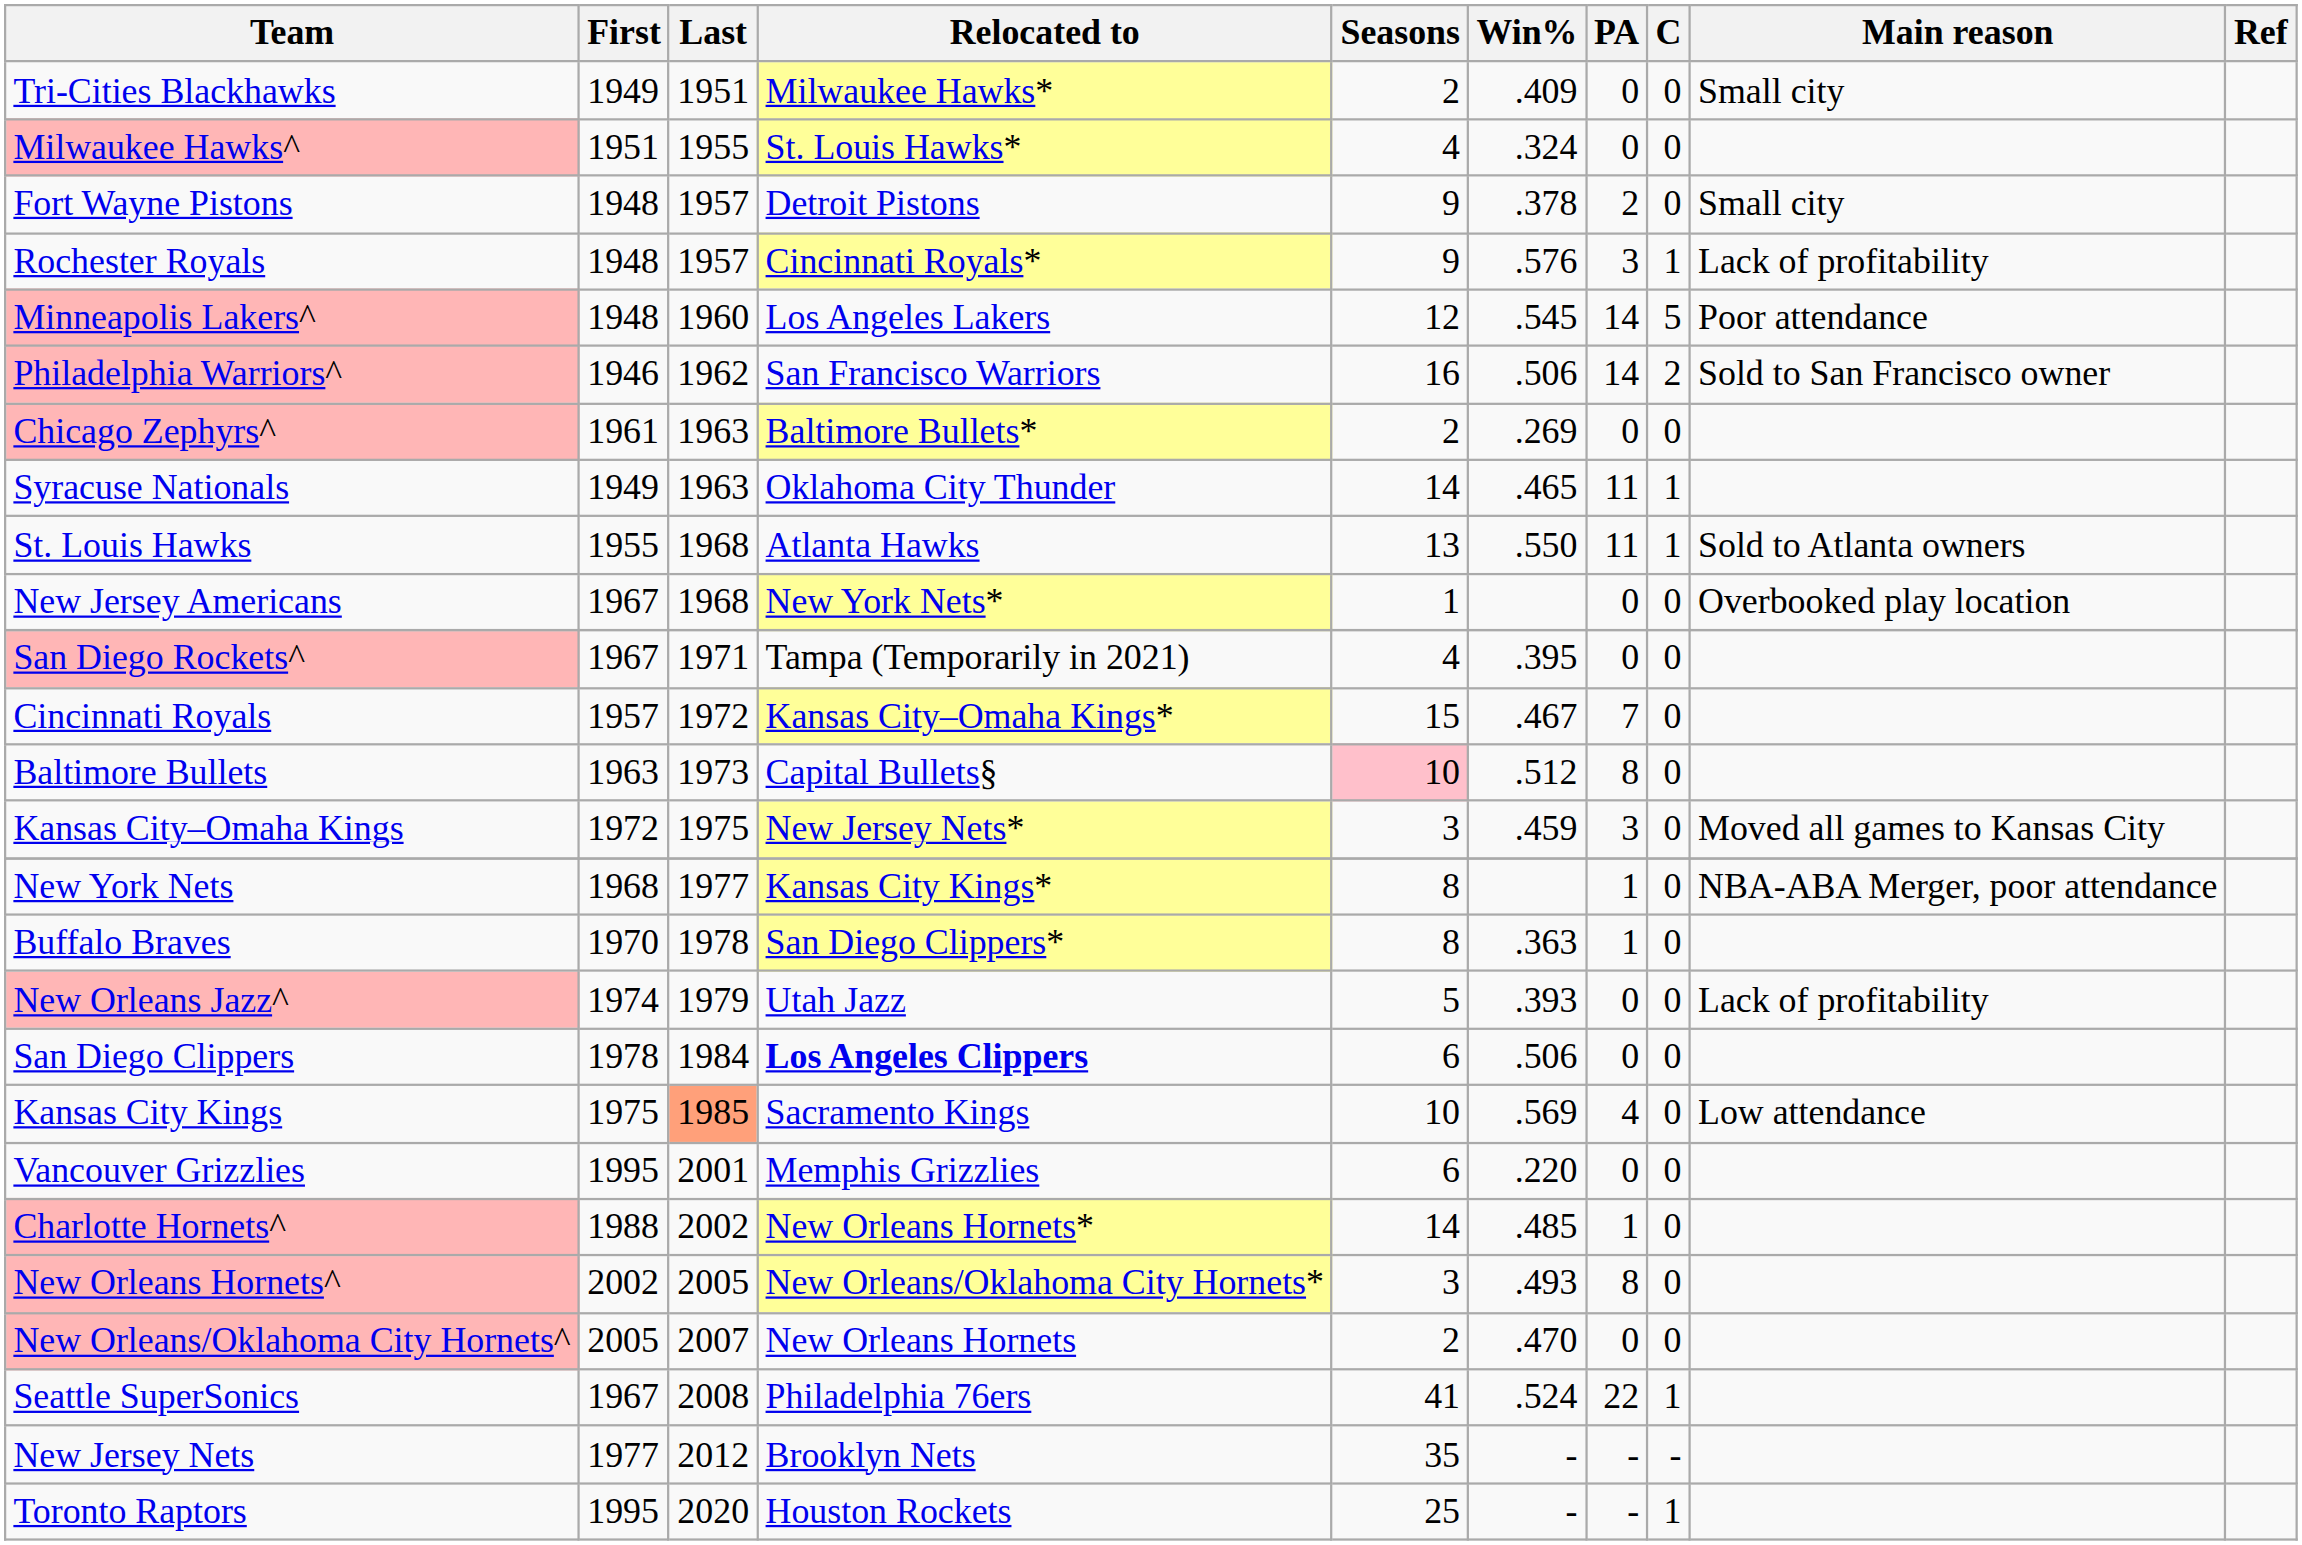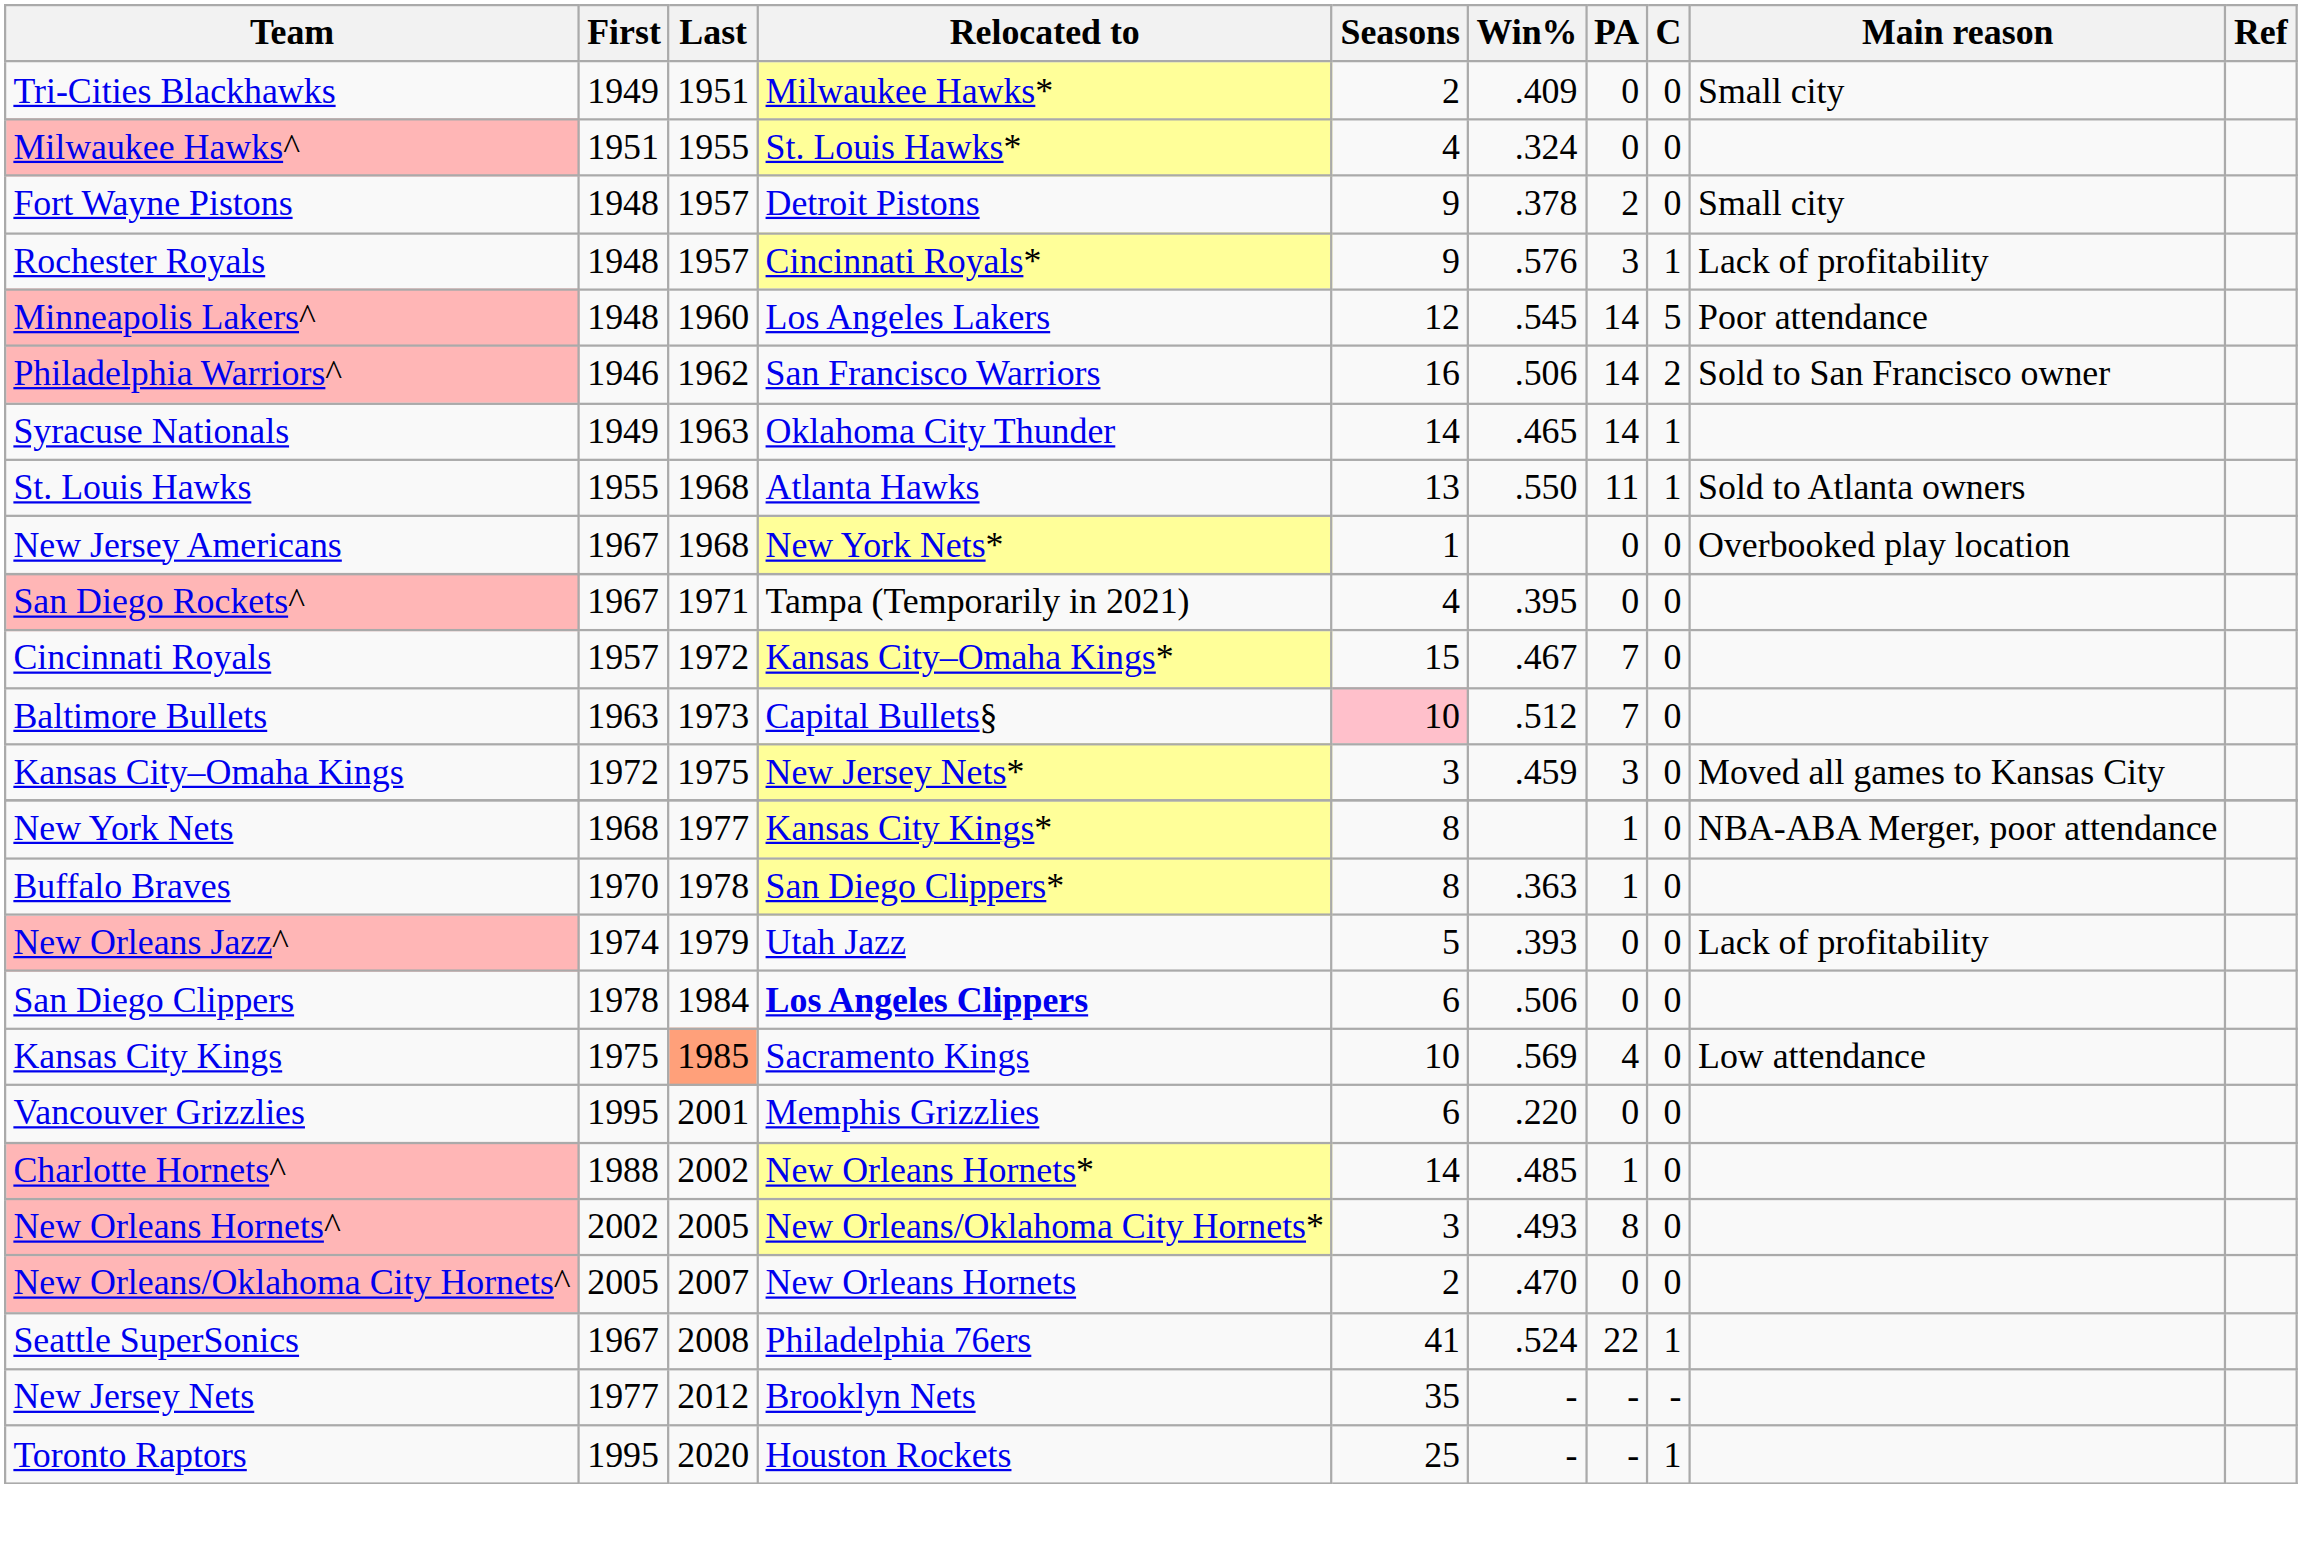- row: (145, 430)
(1622, 487) 11 -> (1621, 430) 14
(1630, 771) 8 -> (1630, 714) 7
